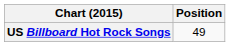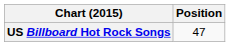(199, 32) 49 -> (199, 32) 47
